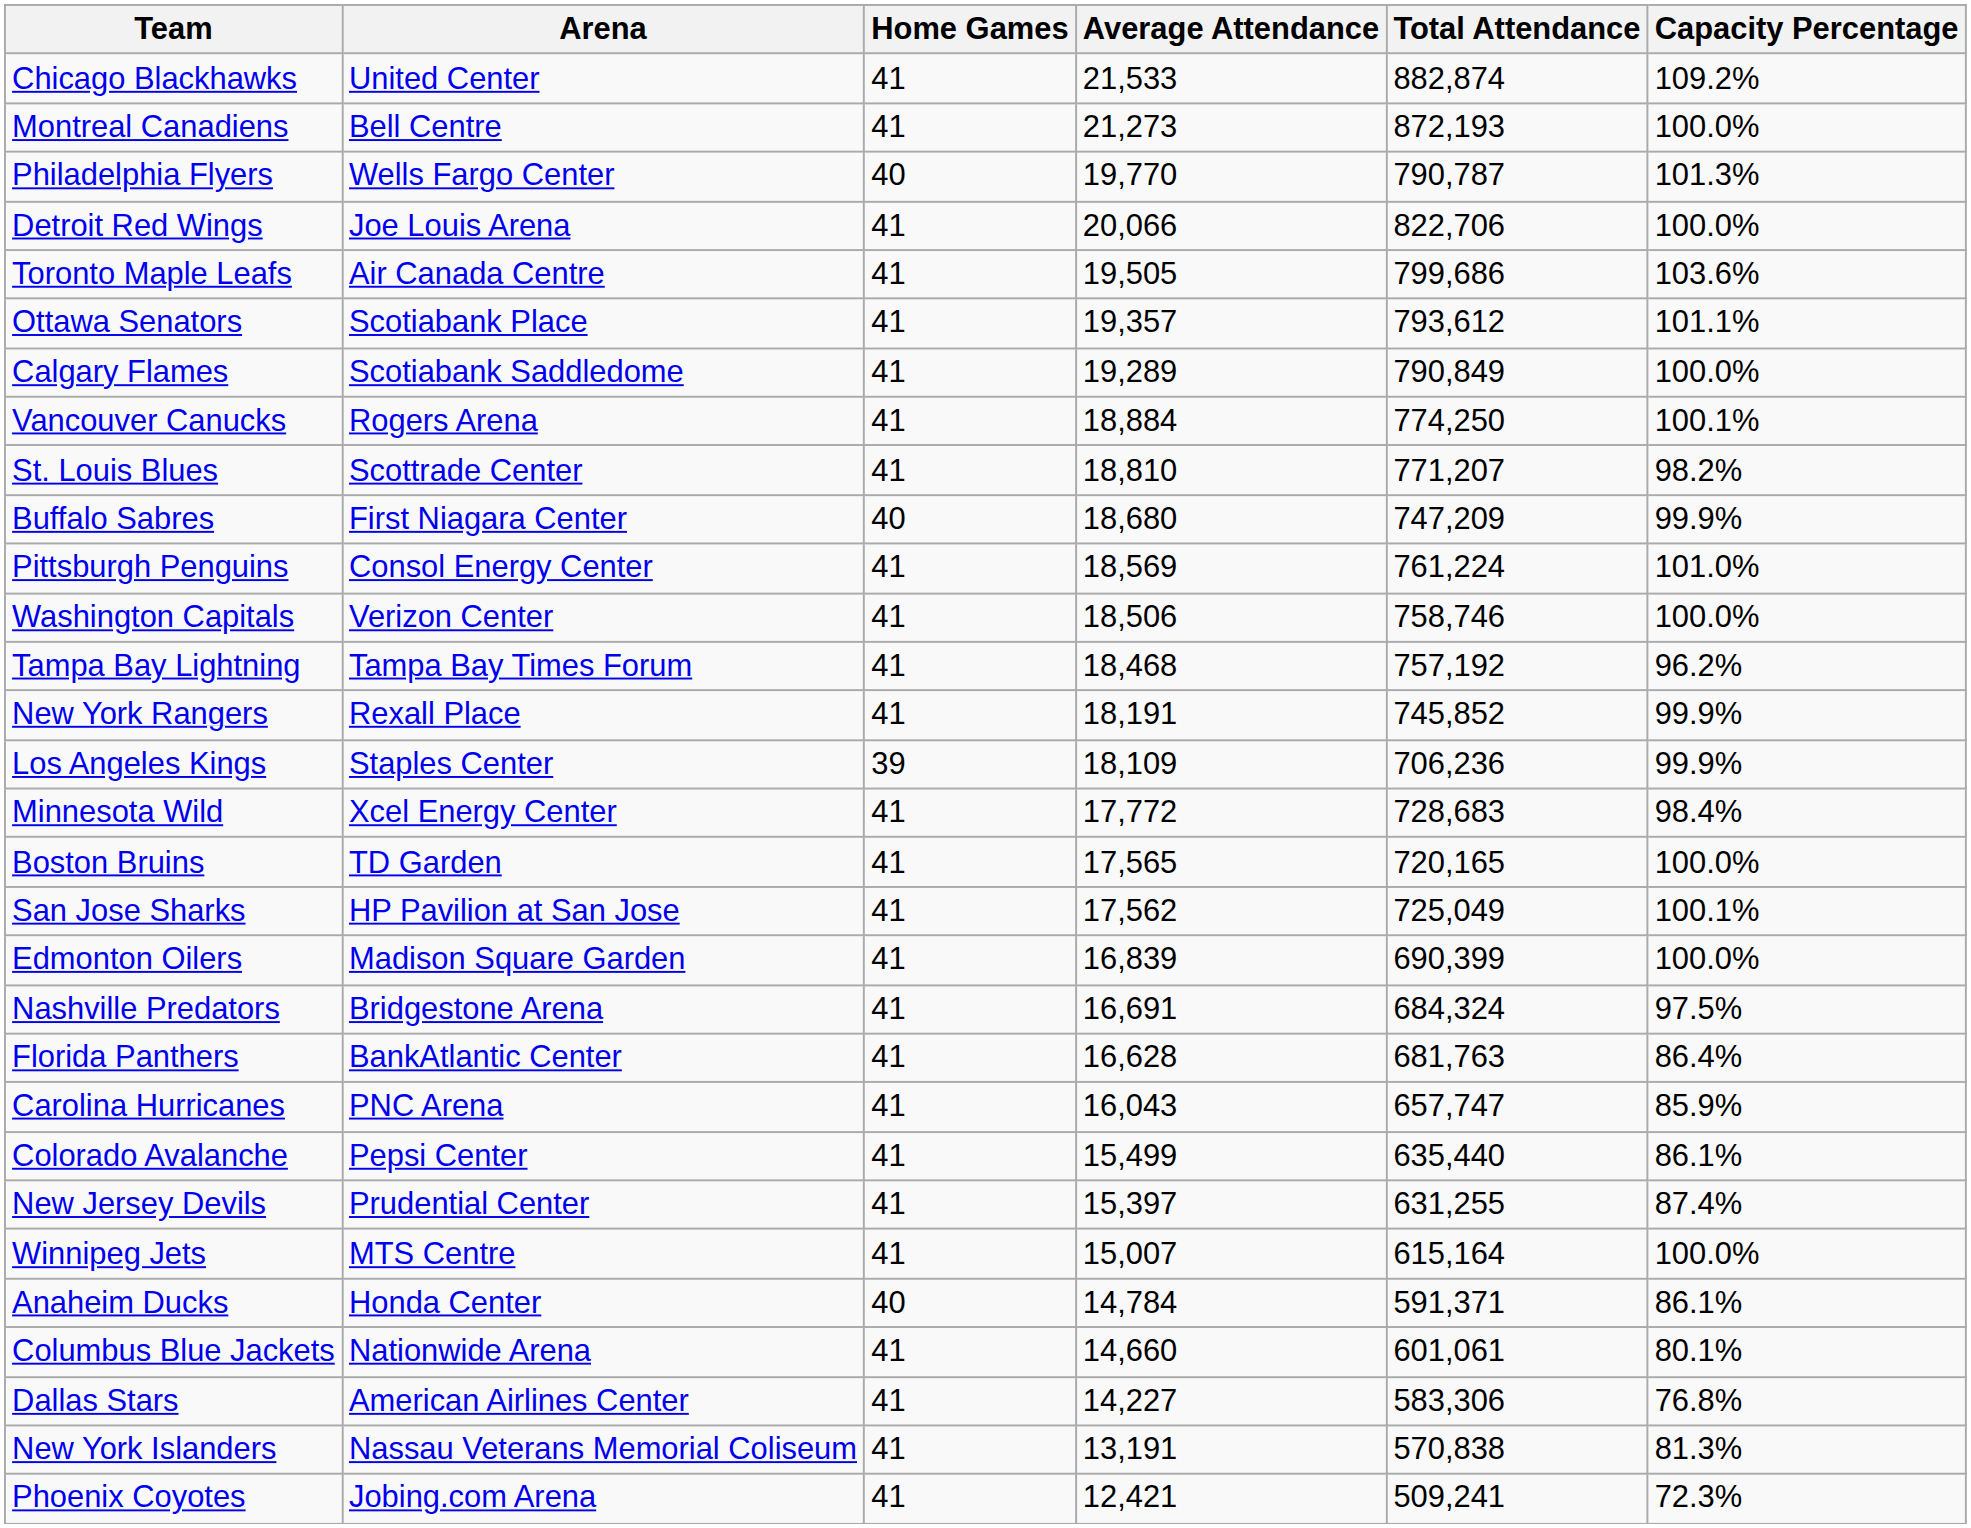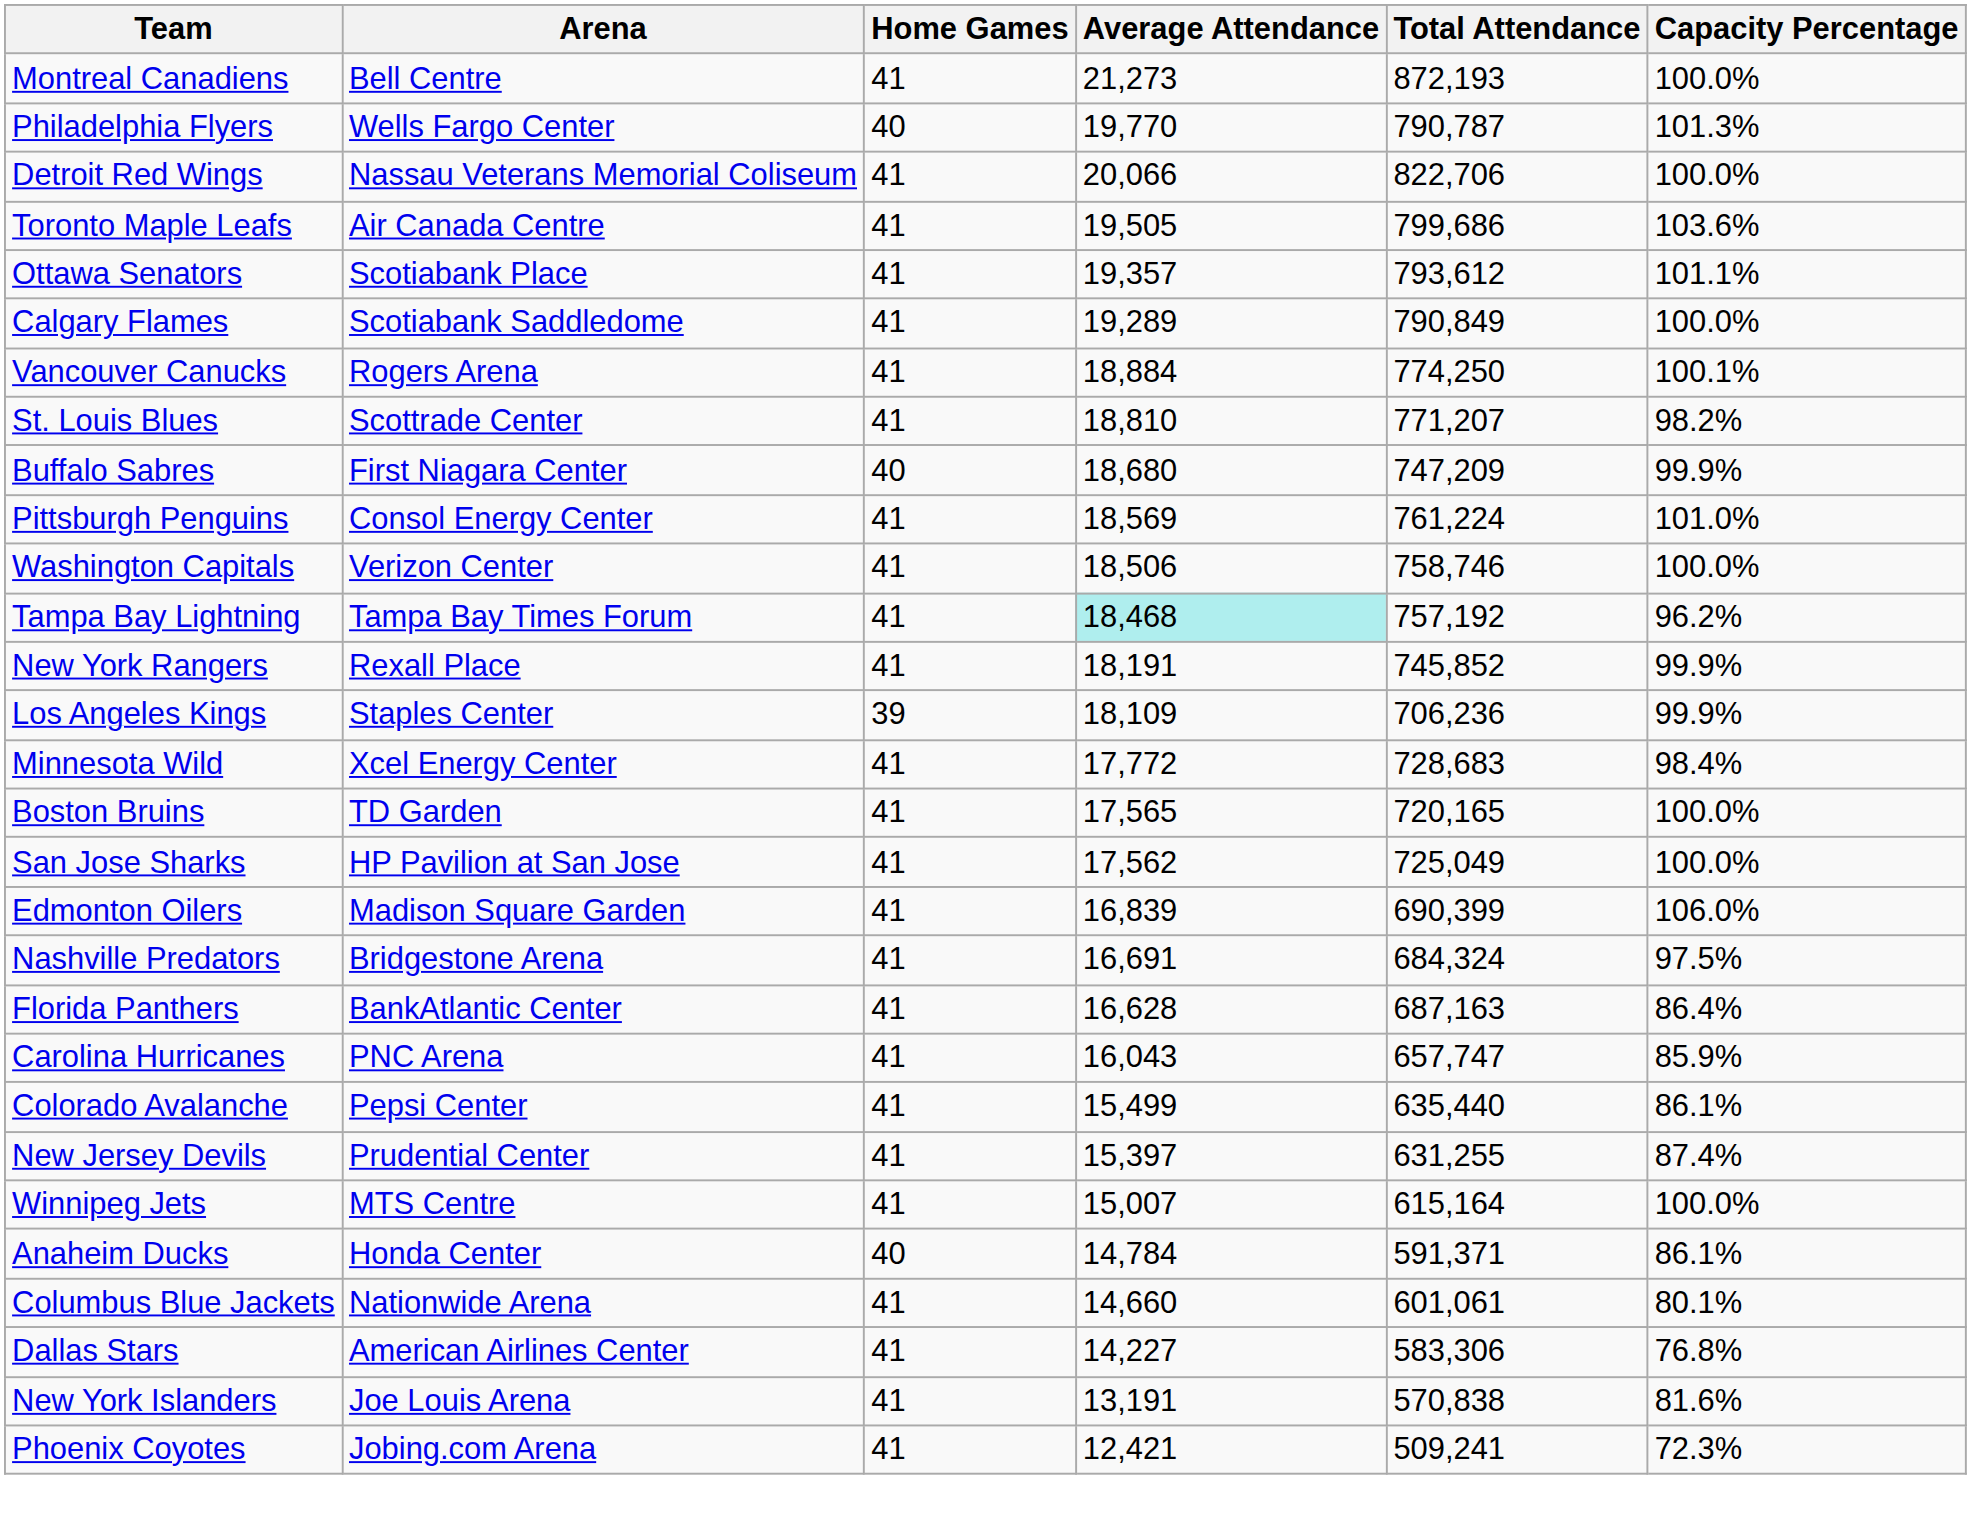- row: (155, 77)
(460, 224) Joe Louis Arena -> (603, 175) Nassau Veterans Memorial Coliseum
(1130, 665) no background -> (1130, 616) paleturquoise background
(1707, 910) 100.1% -> (1707, 861) 100.0%
(1707, 959) 100.0% -> (1707, 910) 106.0%
(1449, 1057) 681,763 -> (1449, 1008) 687,163
(603, 1449) Nassau Veterans Memorial Coliseum -> (460, 1400) Joe Louis Arena
(1698, 1449) 81.3% -> (1698, 1400) 81.6%
